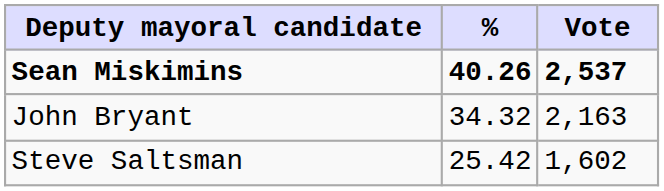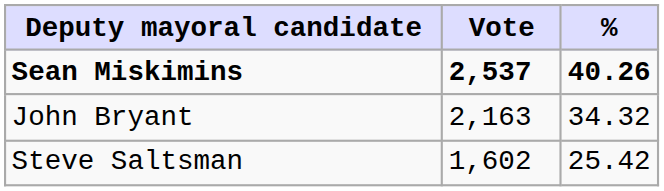columns swapped: (598, 28) <-> (490, 28)
